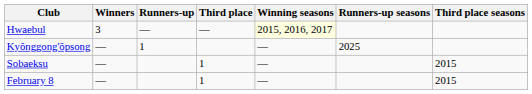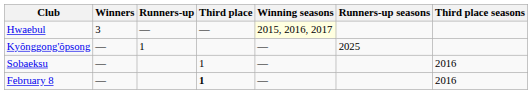(446, 64) 2015 -> (446, 64) 2016
(202, 81) normal -> (202, 81) bold
(446, 81) 2015 -> (446, 81) 2016
